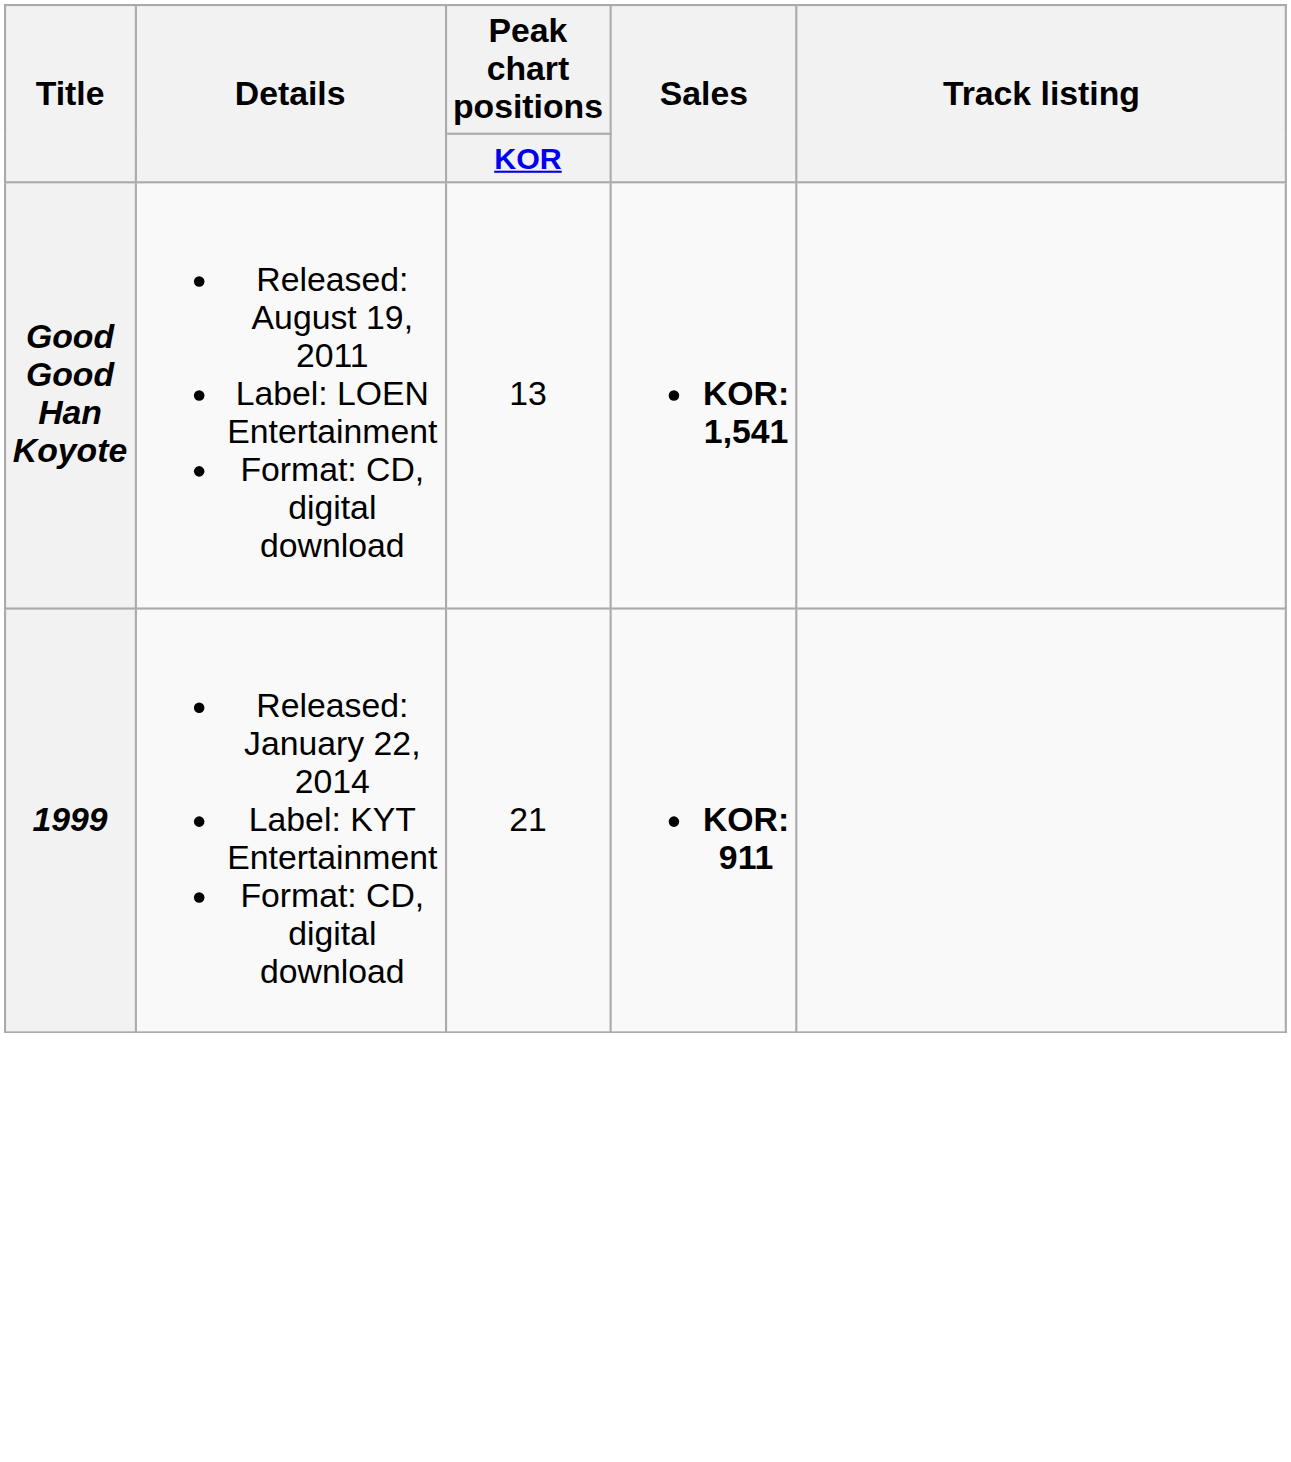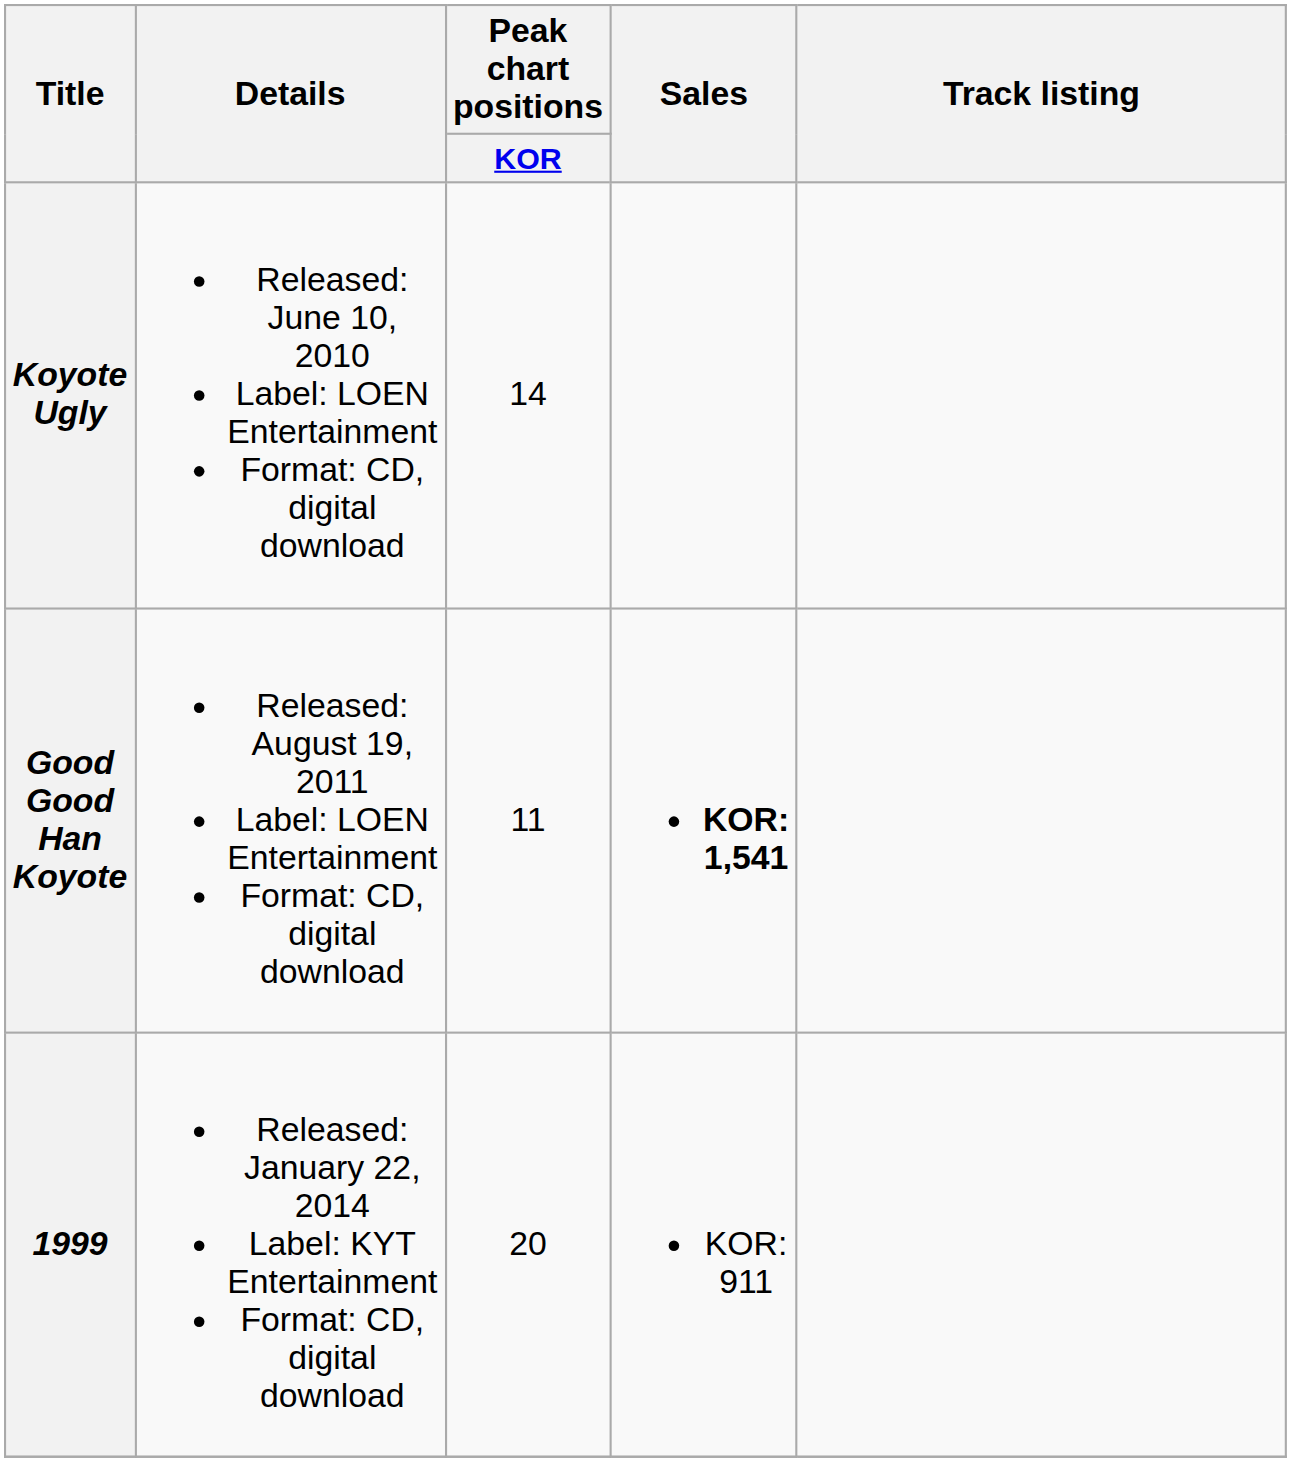+ row: (70, 394)
(528, 394) 13 -> (528, 819) 11
(528, 819) 21 -> (528, 1244) 20
(704, 839) bold -> (704, 1264) normal
